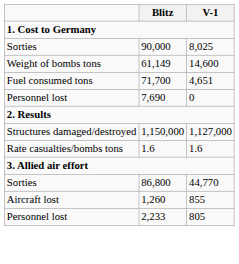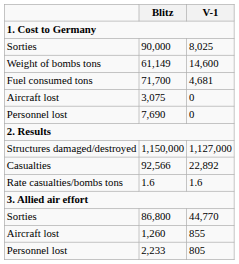(201, 81) 4,651 -> (201, 81) 4,681
+ row: (153, 98)
+ row: (156, 166)
